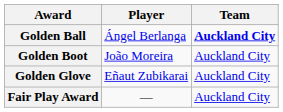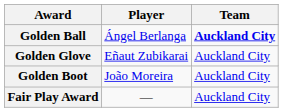rows swapped: (53, 55) <-> (53, 76)
